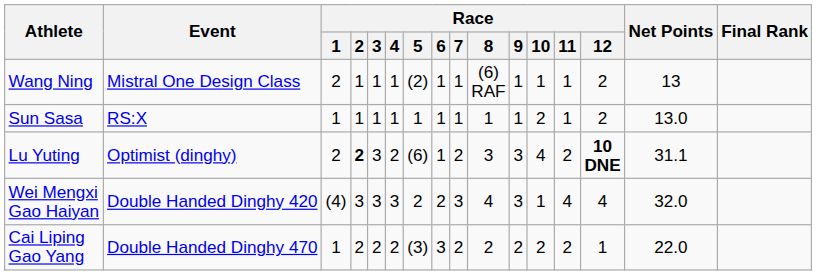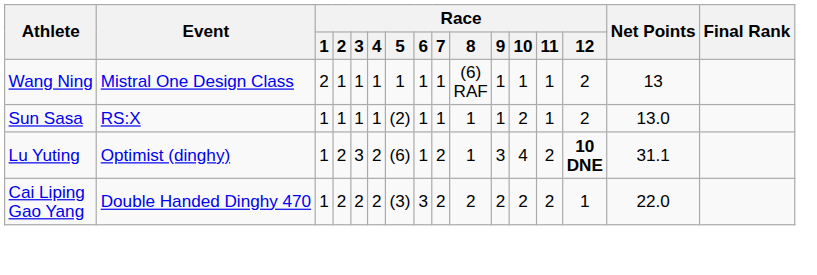(418, 82) (2) -> (400, 82) 1
(418, 119) 1 -> (400, 119) (2)
(336, 155) 2 -> (324, 155) 1
(359, 155) bold -> (342, 155) normal
(488, 155) 3 -> (471, 155) 1
- row: (54, 201)
